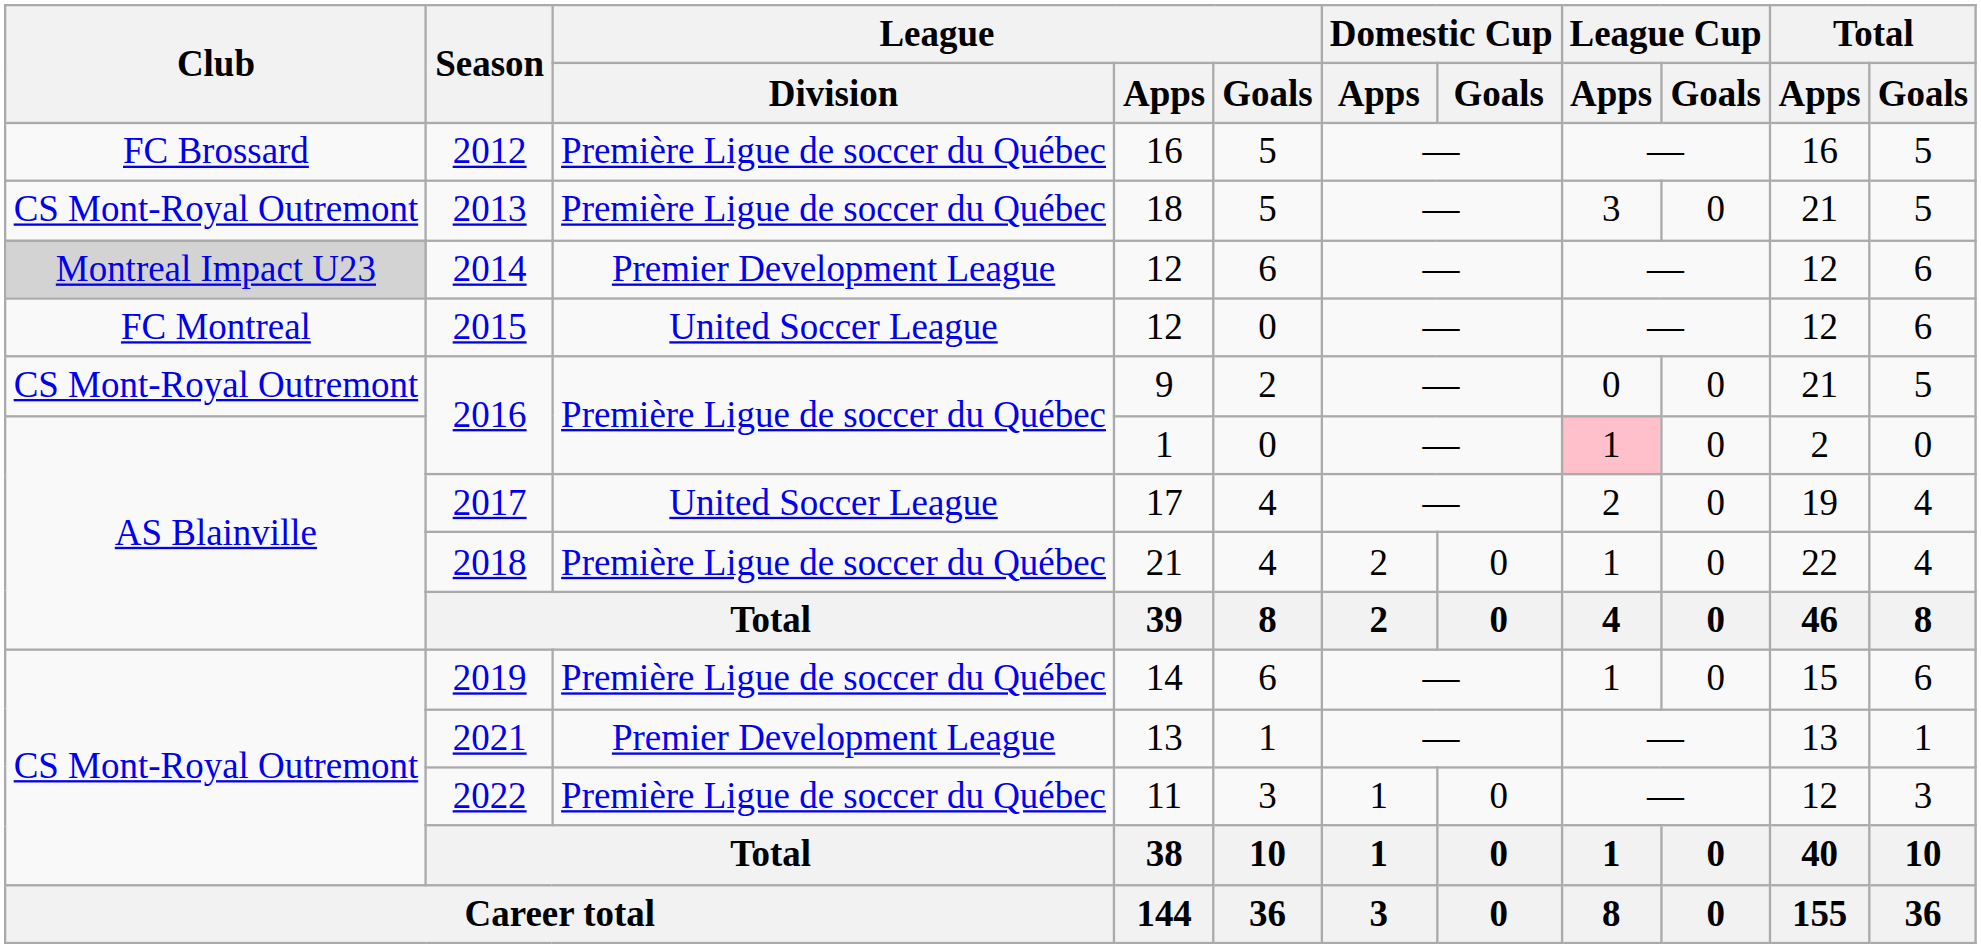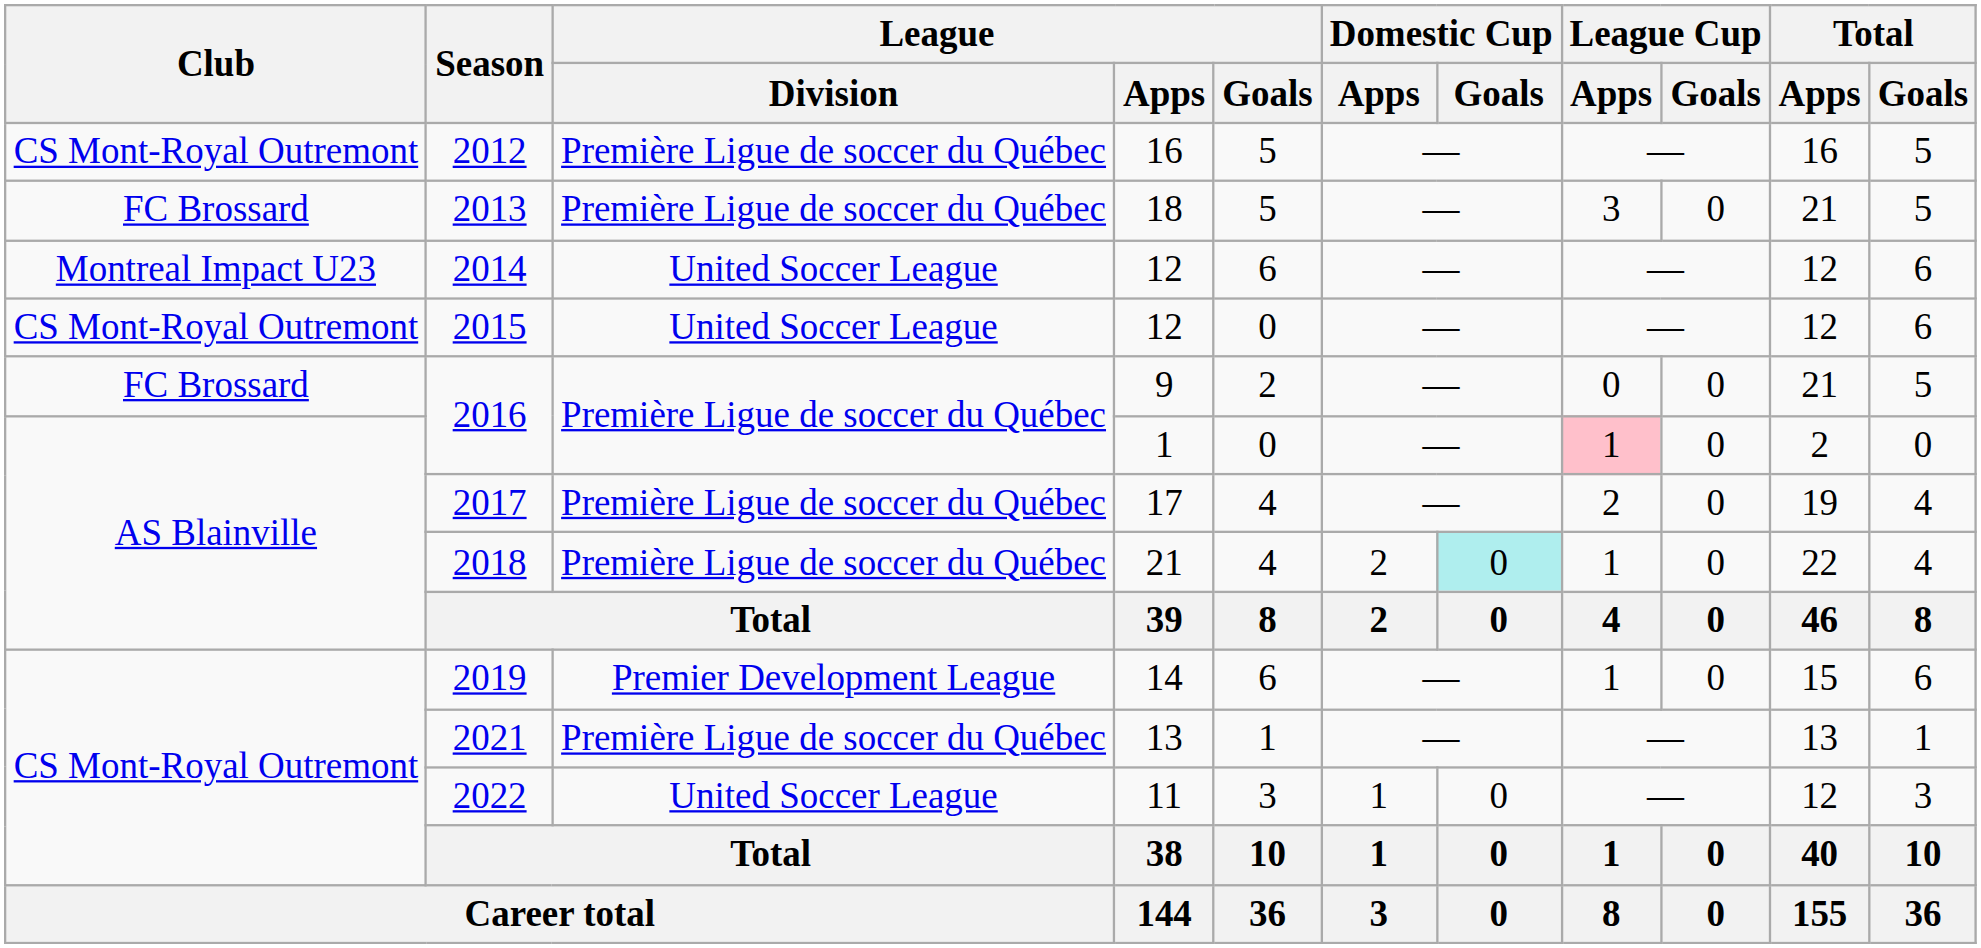(216, 151) FC Brossard -> (216, 151) CS Mont-Royal Outremont
(216, 209) CS Mont-Royal Outremont -> (216, 209) FC Brossard
(216, 268) lightgrey background -> (216, 268) no background
(834, 268) Premier Development League -> (834, 268) United Soccer League
(216, 326) FC Montreal -> (216, 326) CS Mont-Royal Outremont
(216, 385) CS Mont-Royal Outremont -> (216, 385) FC Brossard
(834, 502) United Soccer League -> (834, 502) Première Ligue de soccer du Québec
(1499, 561) no background -> (1499, 561) paleturquoise background
(834, 678) Première Ligue de soccer du Québec -> (834, 678) Premier Development League
(834, 737) Premier Development League -> (834, 737) Première Ligue de soccer du Québec
(834, 795) Première Ligue de soccer du Québec -> (834, 795) United Soccer League
